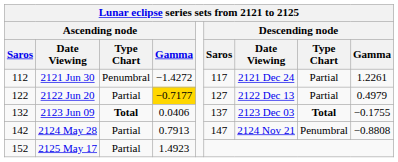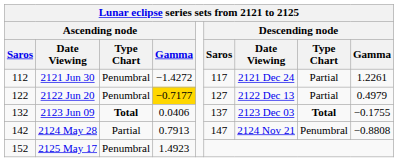(126, 95) Partial -> (126, 95) Penumbral
(126, 148) Partial -> (126, 148) Penumbral
